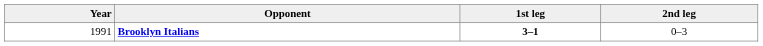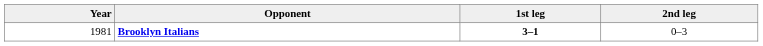(101, 32) 1991 -> (101, 32) 1981
